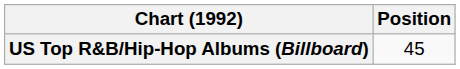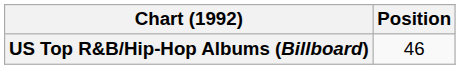(414, 49) 45 -> (414, 49) 46
